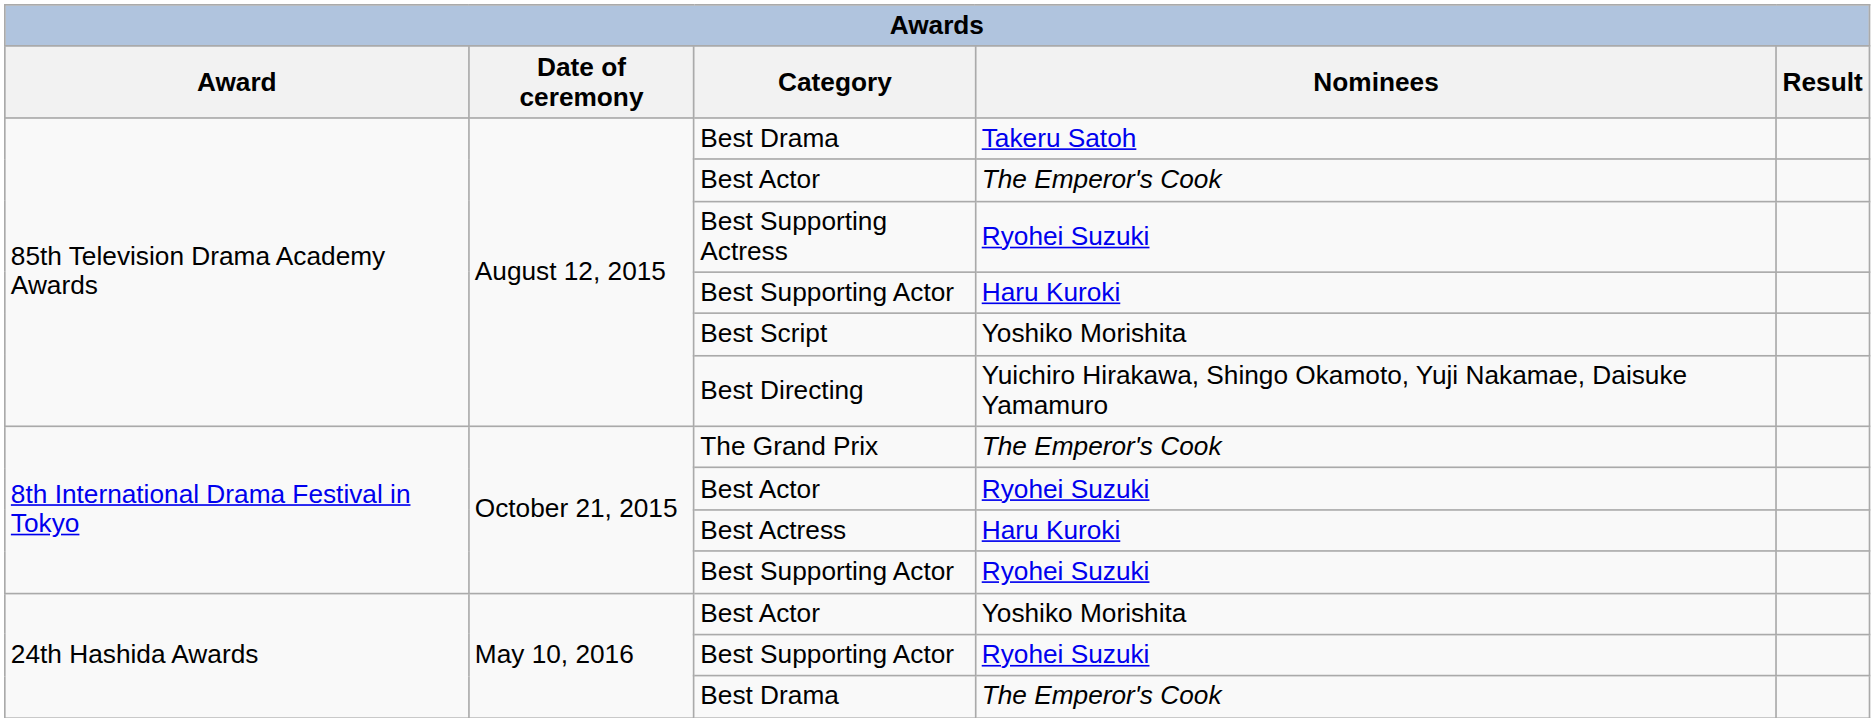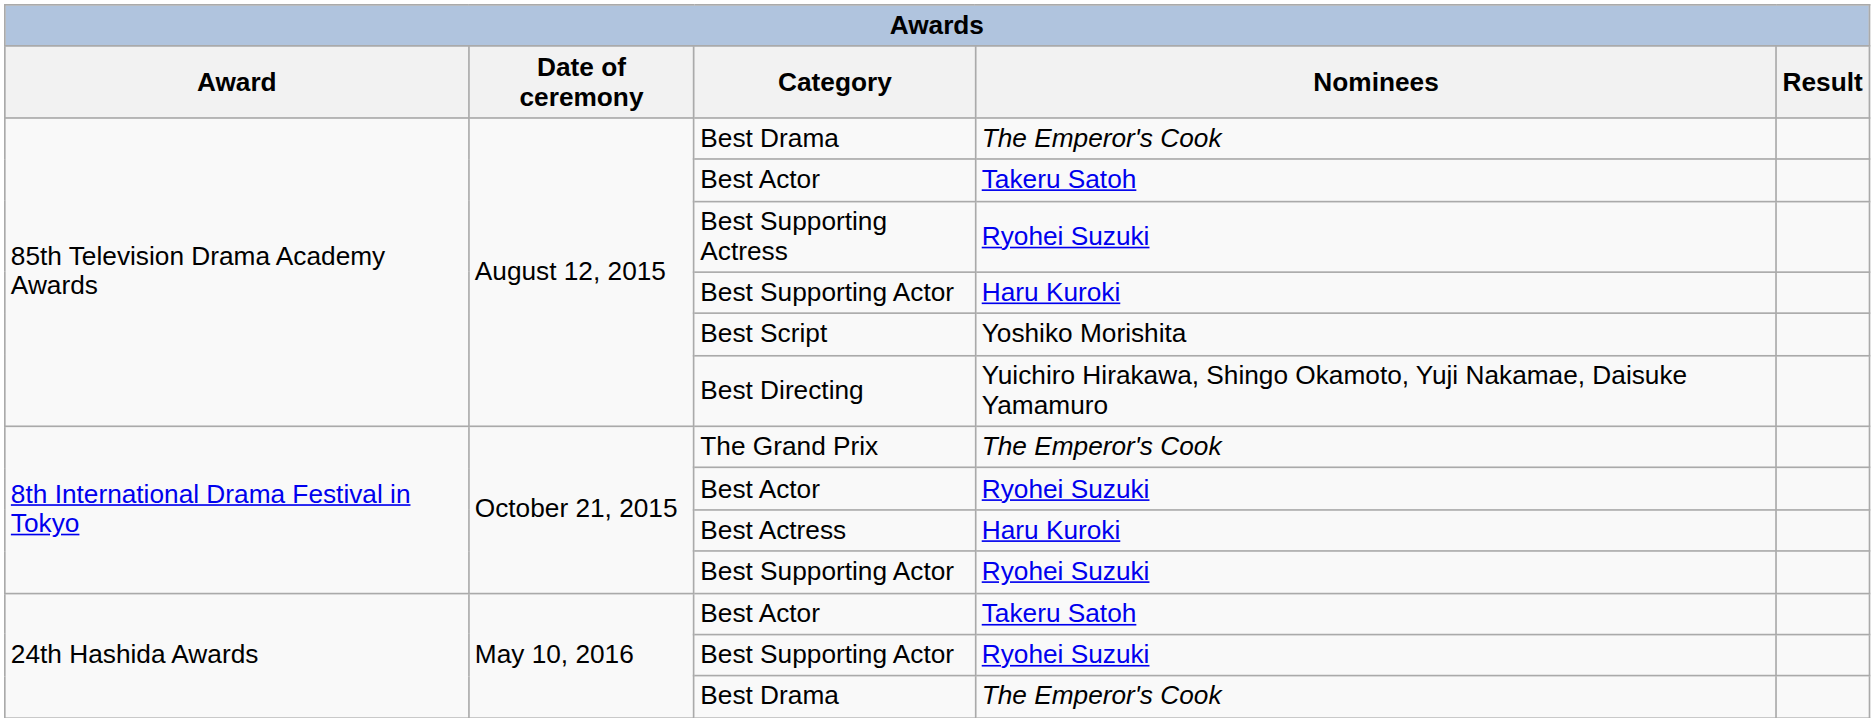(1059, 138) Takeru Satoh -> (1102, 138) The Emperor's Cook
(1102, 179) The Emperor's Cook -> (1059, 179) Takeru Satoh
(1084, 613) Yoshiko Morishita -> (1059, 613) Takeru Satoh
